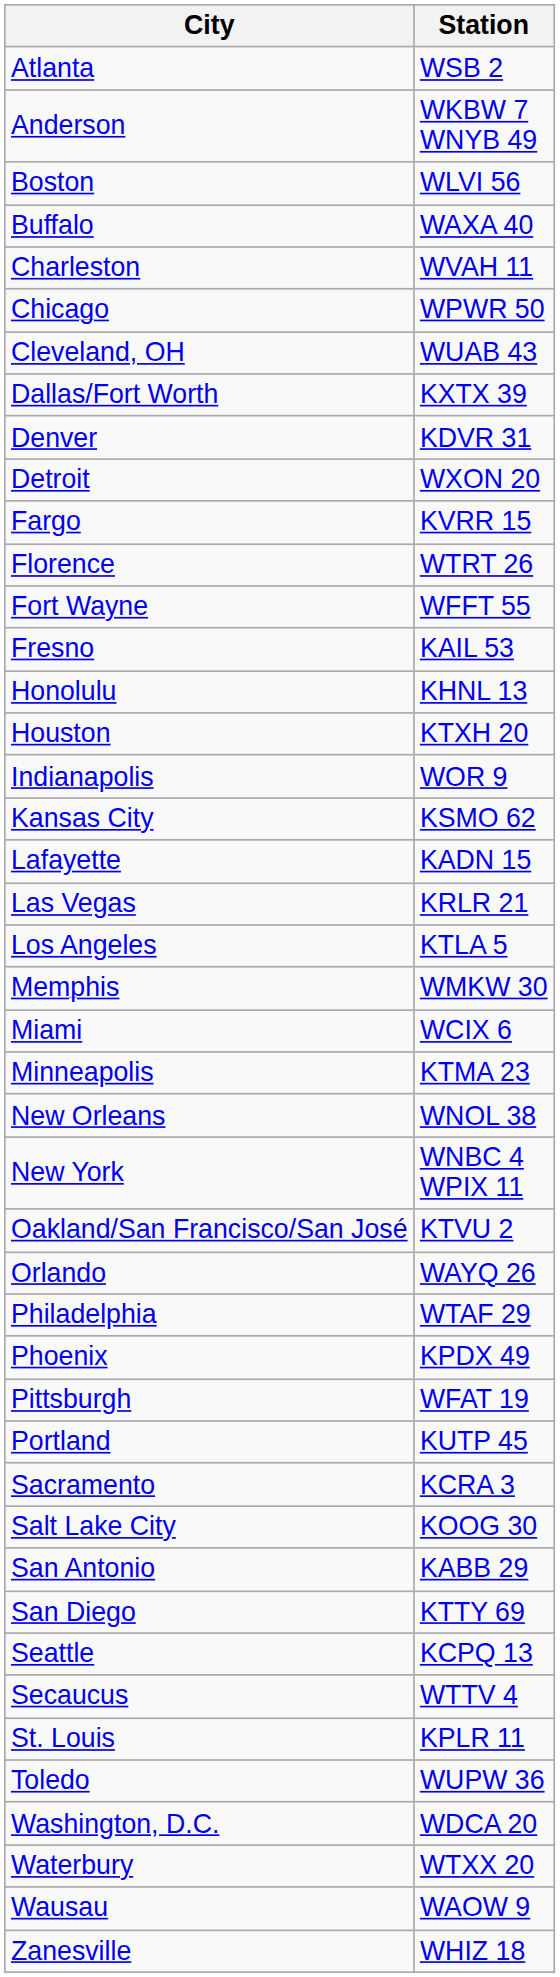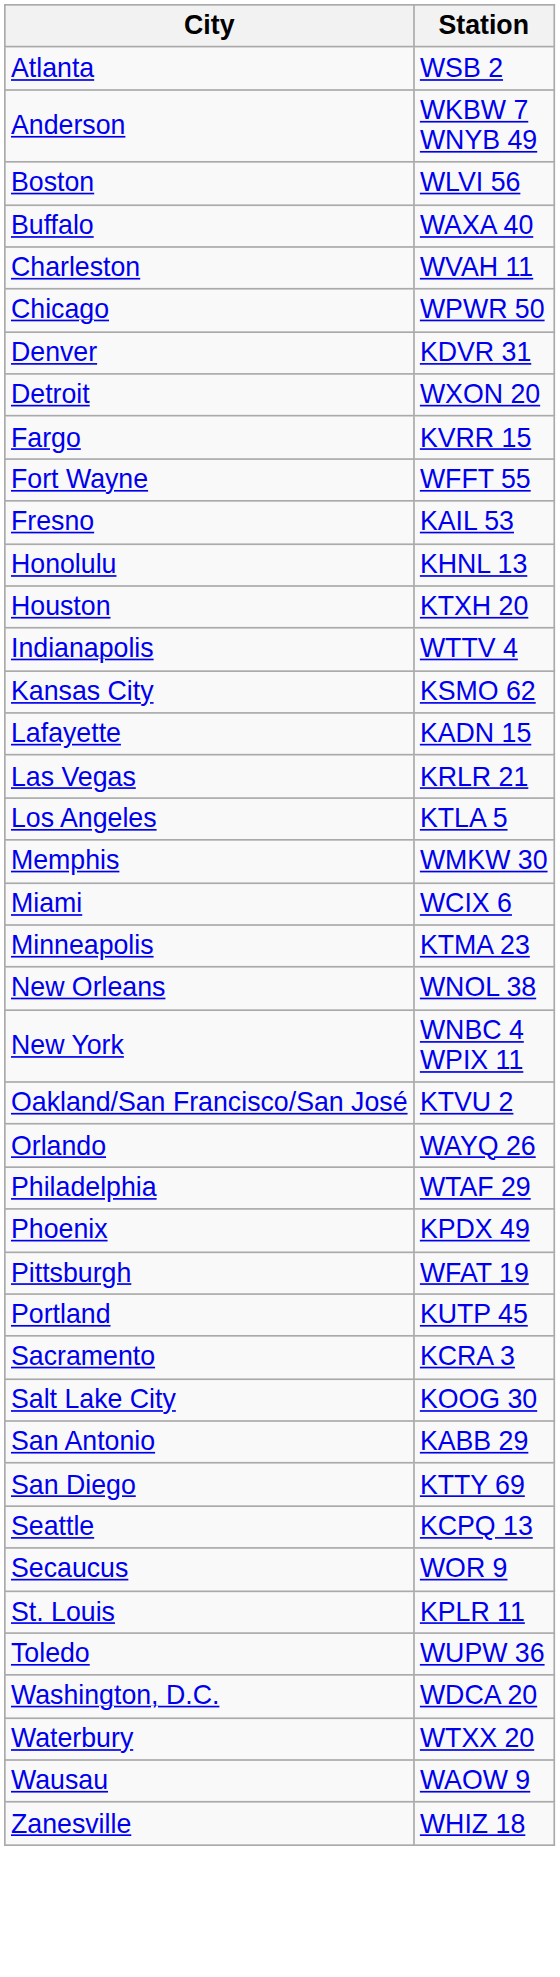- row: (98, 352)
- row: (115, 394)
- row: (63, 564)
(464, 776) WOR 9 -> (469, 649) WTTV 4
(469, 1696) WTTV 4 -> (464, 1568) WOR 9
